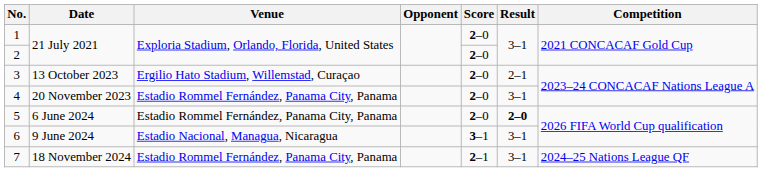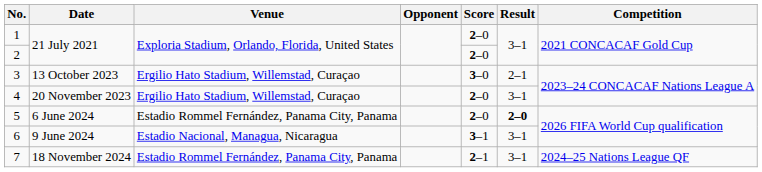(479, 75) 2–0 -> (479, 75) 3–0
(267, 95) Estadio Rommel Fernández, Panama City, Panama -> (248, 95) Ergilio Hato Stadium, Willemstad, Curaçao
